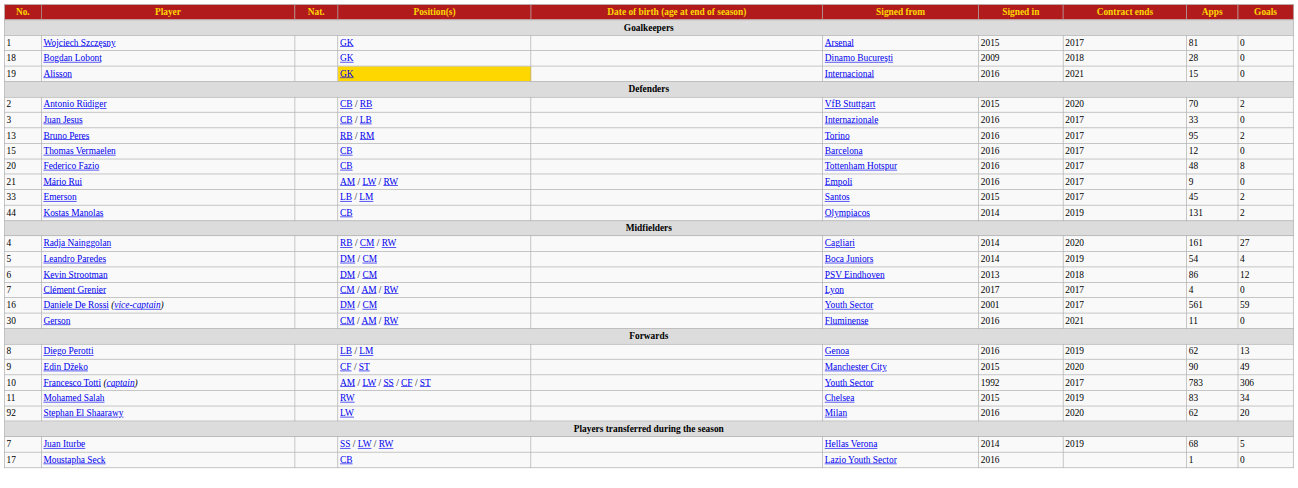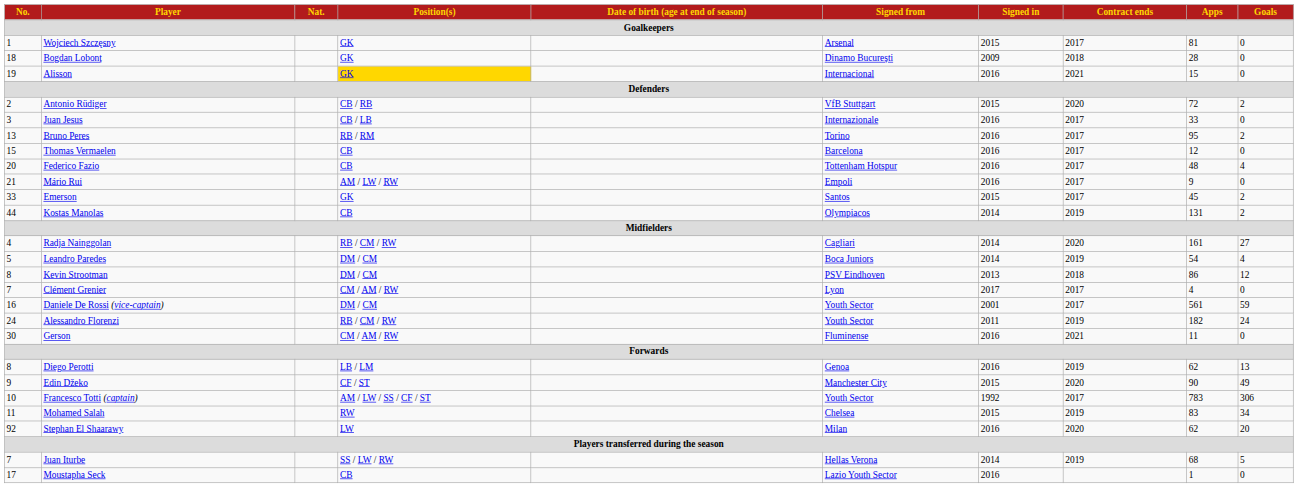(1193, 105) 70 -> (1193, 105) 72
(1242, 166) 8 -> (1242, 166) 4
(357, 197) LB / LM -> (347, 197) GK
(9, 275) 6 -> (9, 275) 8
+ row: (81, 321)
